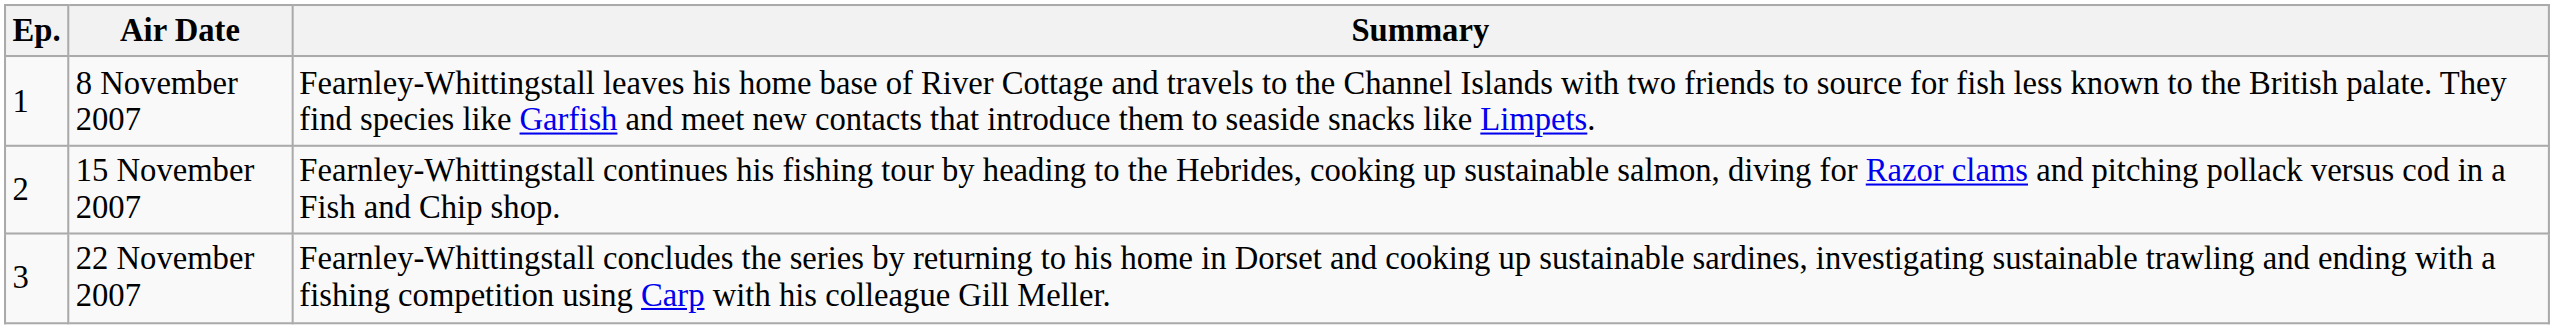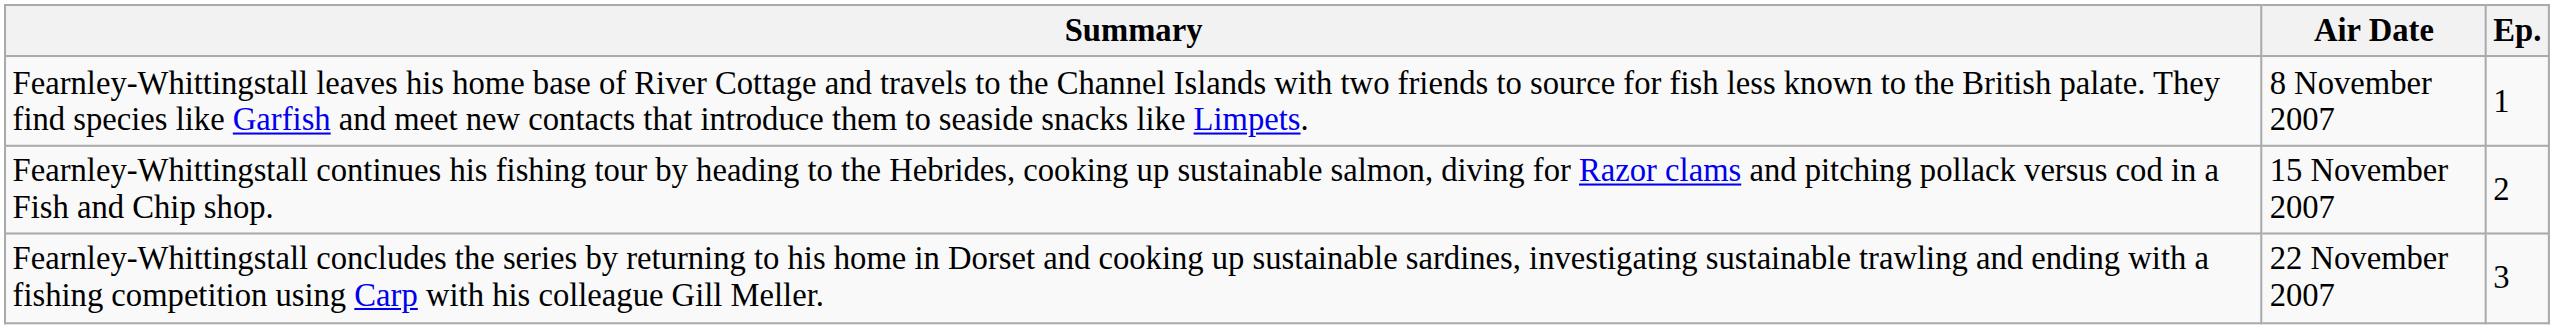columns swapped: (37, 30) <-> (1420, 30)
